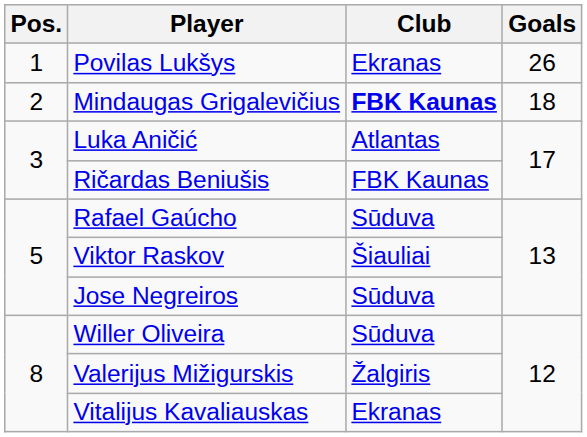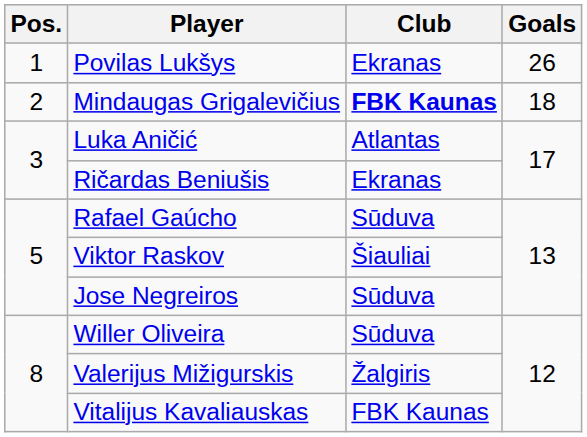(420, 179) FBK Kaunas -> (396, 179) Ekranas
(396, 412) Ekranas -> (420, 412) FBK Kaunas
